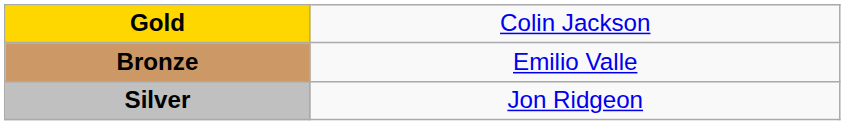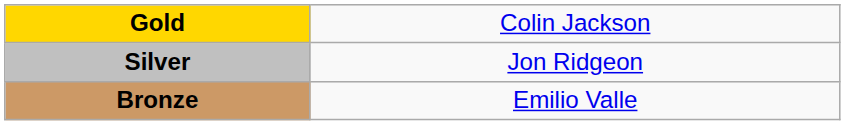rows swapped: (157, 100) <-> (157, 61)
